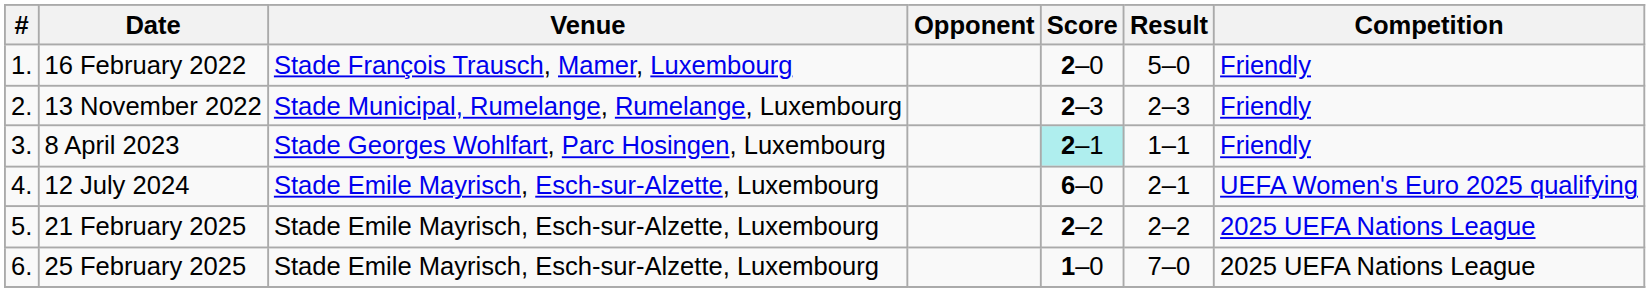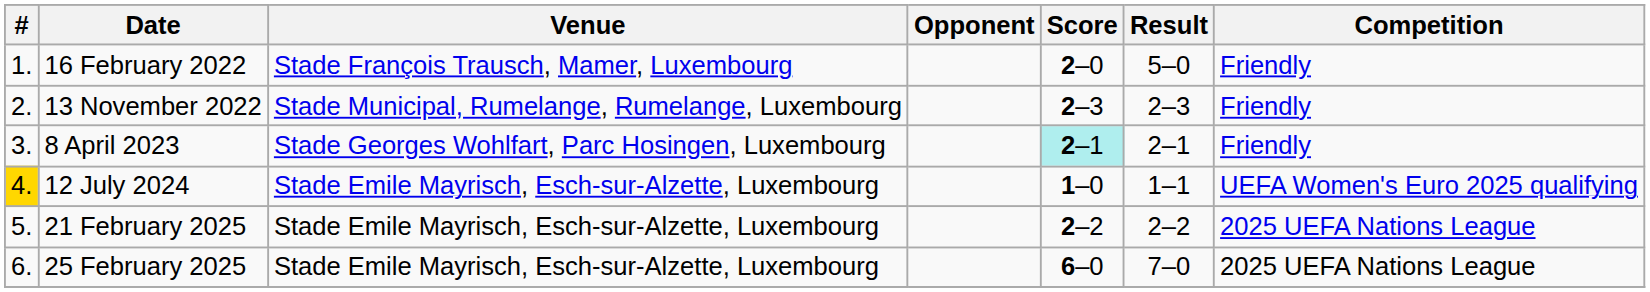(1169, 146) 1–1 -> (1169, 146) 2–1
(22, 186) no background -> (22, 186) gold background
(1082, 186) 6–0 -> (1082, 186) 1–0
(1169, 186) 2–1 -> (1169, 186) 1–1
(1082, 266) 1–0 -> (1082, 266) 6–0
